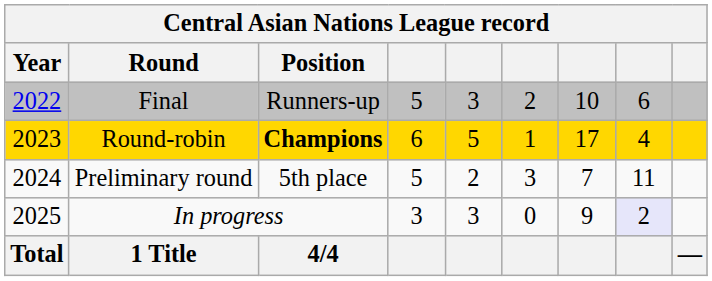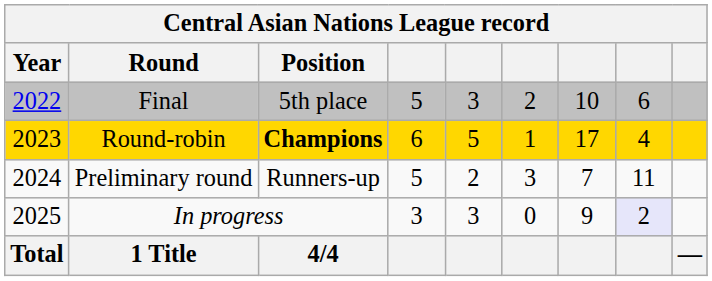(323, 100) Runners-up -> (323, 100) 5th place
(323, 178) 5th place -> (323, 178) Runners-up
